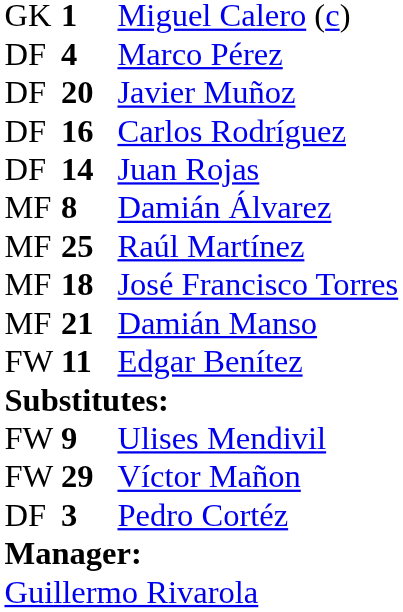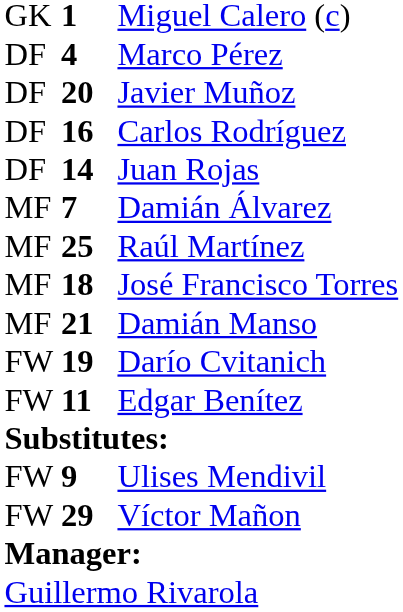(69, 207) 8 -> (69, 207) 7
+ row: (222, 361)
- row: (203, 515)
